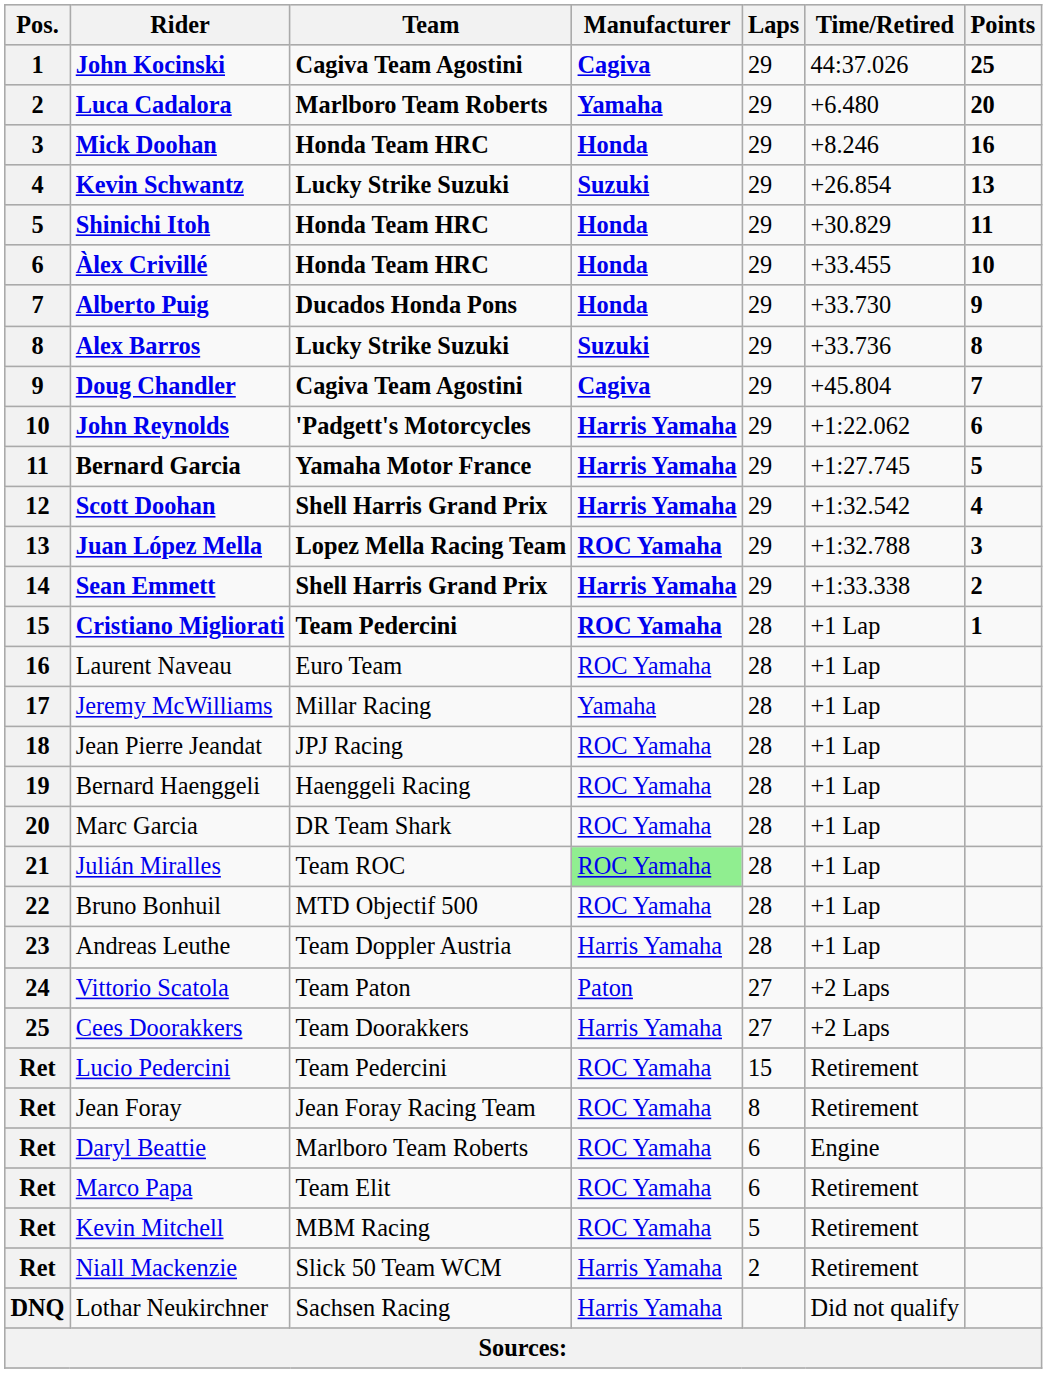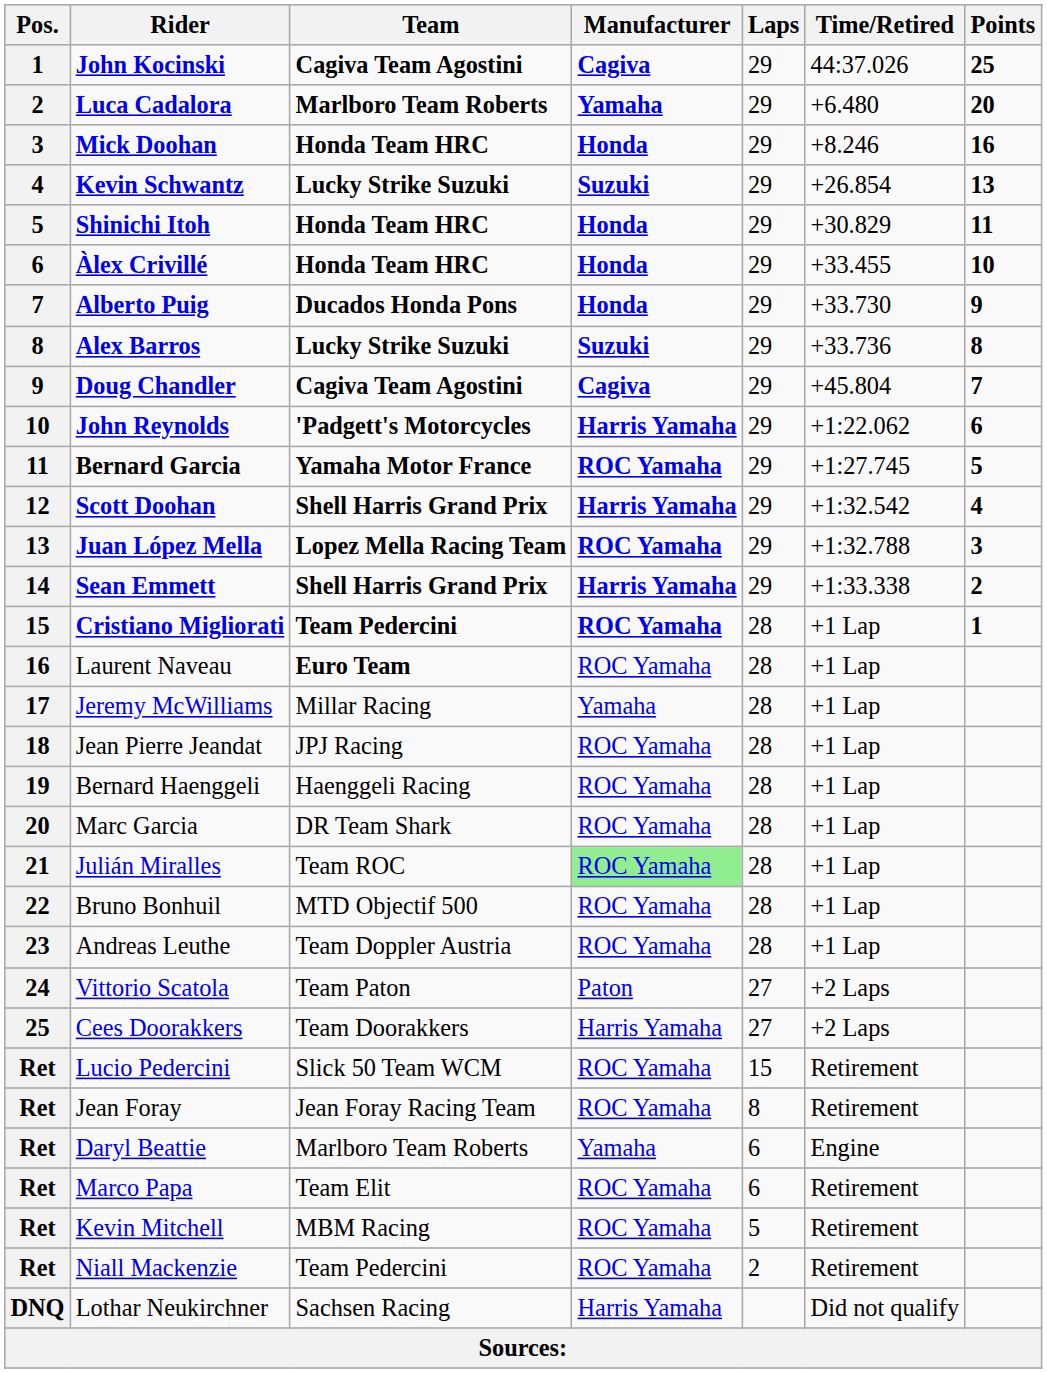(657, 465) Harris Yamaha -> (650, 465) ROC Yamaha
(349, 666) normal -> (353, 666) bold
(650, 947) Harris Yamaha -> (644, 947) ROC Yamaha
(371, 1067) Team Pedercini -> (399, 1067) Slick 50 Team WCM
(644, 1147) ROC Yamaha -> (617, 1147) Yamaha
(399, 1267) Slick 50 Team WCM -> (371, 1267) Team Pedercini
(650, 1267) Harris Yamaha -> (644, 1267) ROC Yamaha
